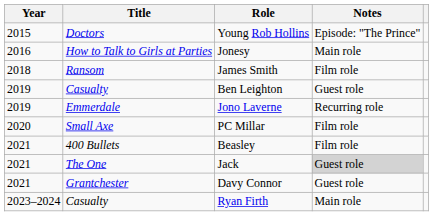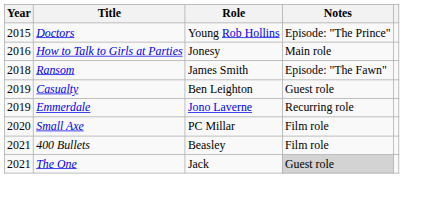(336, 70) Film role -> (336, 70) Episode: "The Fawn"
- row: (250, 182)
- row: (243, 201)
